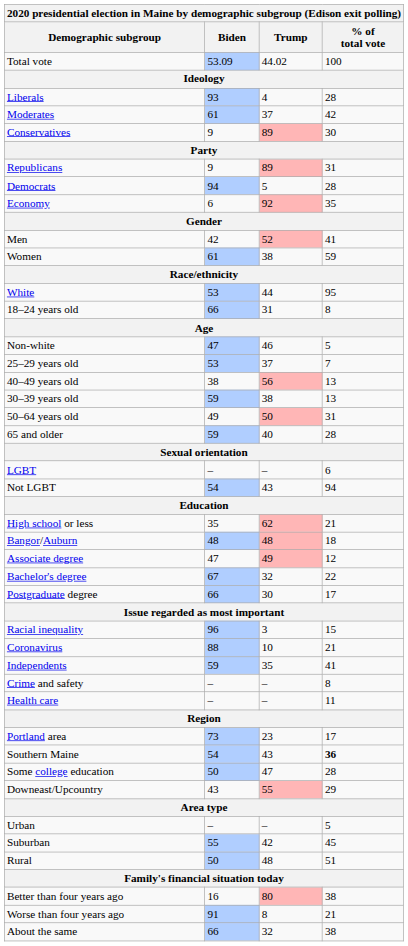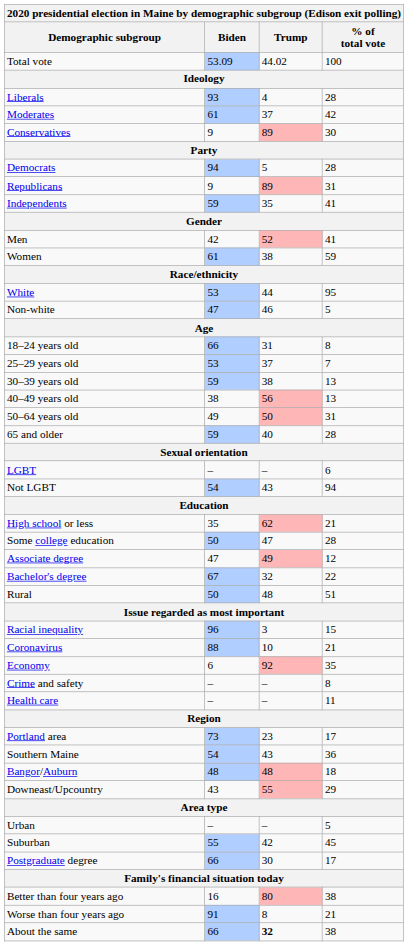rows swapped: (31, 185) <-> (35, 168)
rows swapped: (37, 665) <-> (28, 203)
rows swapped: (31, 345) <-> (43, 310)
rows swapped: (43, 398) <-> (43, 381)
rows swapped: (60, 772) <-> (42, 541)
rows swapped: (52, 594) <-> (19, 860)
(331, 754) bold -> (331, 754) normal
(267, 931) normal -> (267, 931) bold
